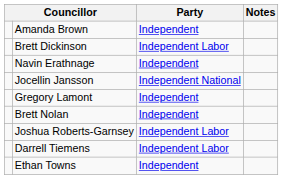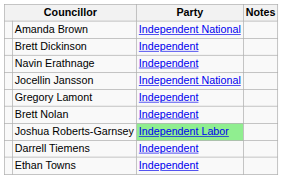(169, 30) Independent -> (190, 30) Independent National
(184, 47) Independent Labor -> (169, 47) Independent
(184, 132) no background -> (184, 132) lightgreen background
(184, 149) Independent Labor -> (169, 149) Independent
